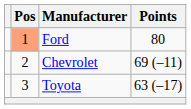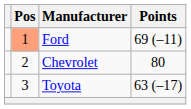(158, 39) 80 -> (158, 39) 69 (–11)
(158, 62) 69 (–11) -> (158, 62) 80
